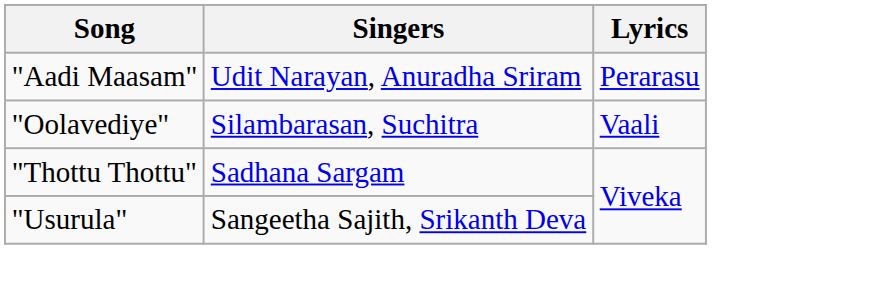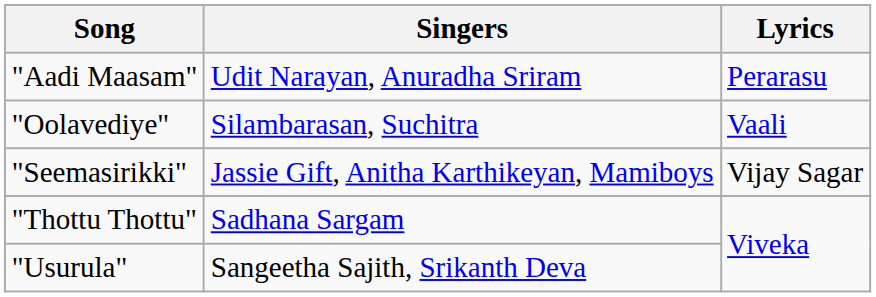+ row: (99, 172)
